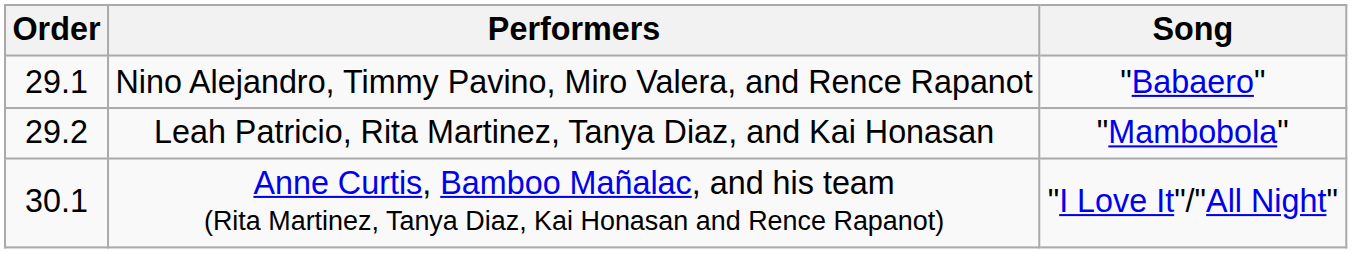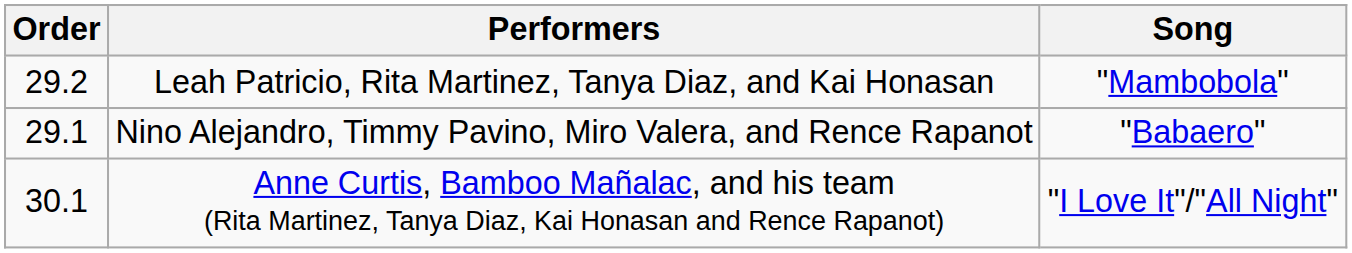rows swapped: (574, 81) <-> (574, 132)
